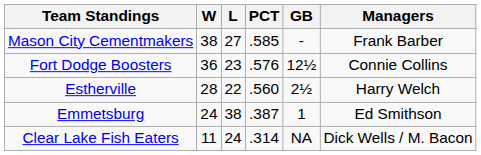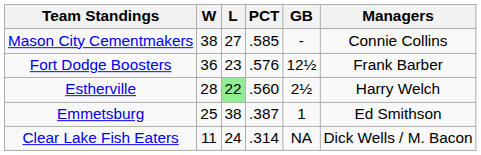(398, 41) Frank Barber -> (398, 41) Connie Collins
(398, 65) Connie Collins -> (398, 65) Frank Barber
(233, 89) no background -> (233, 89) lightgreen background
(209, 114) 24 -> (209, 114) 25
